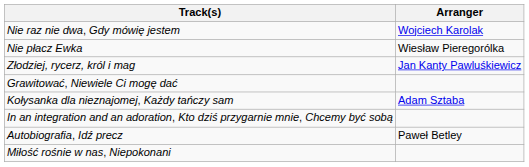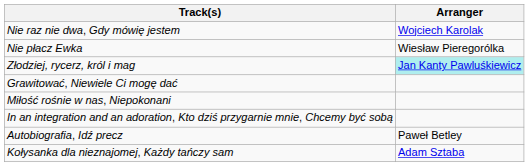(460, 65) no background -> (460, 65) paleturquoise background
rows swapped: (89, 153) <-> (120, 100)
